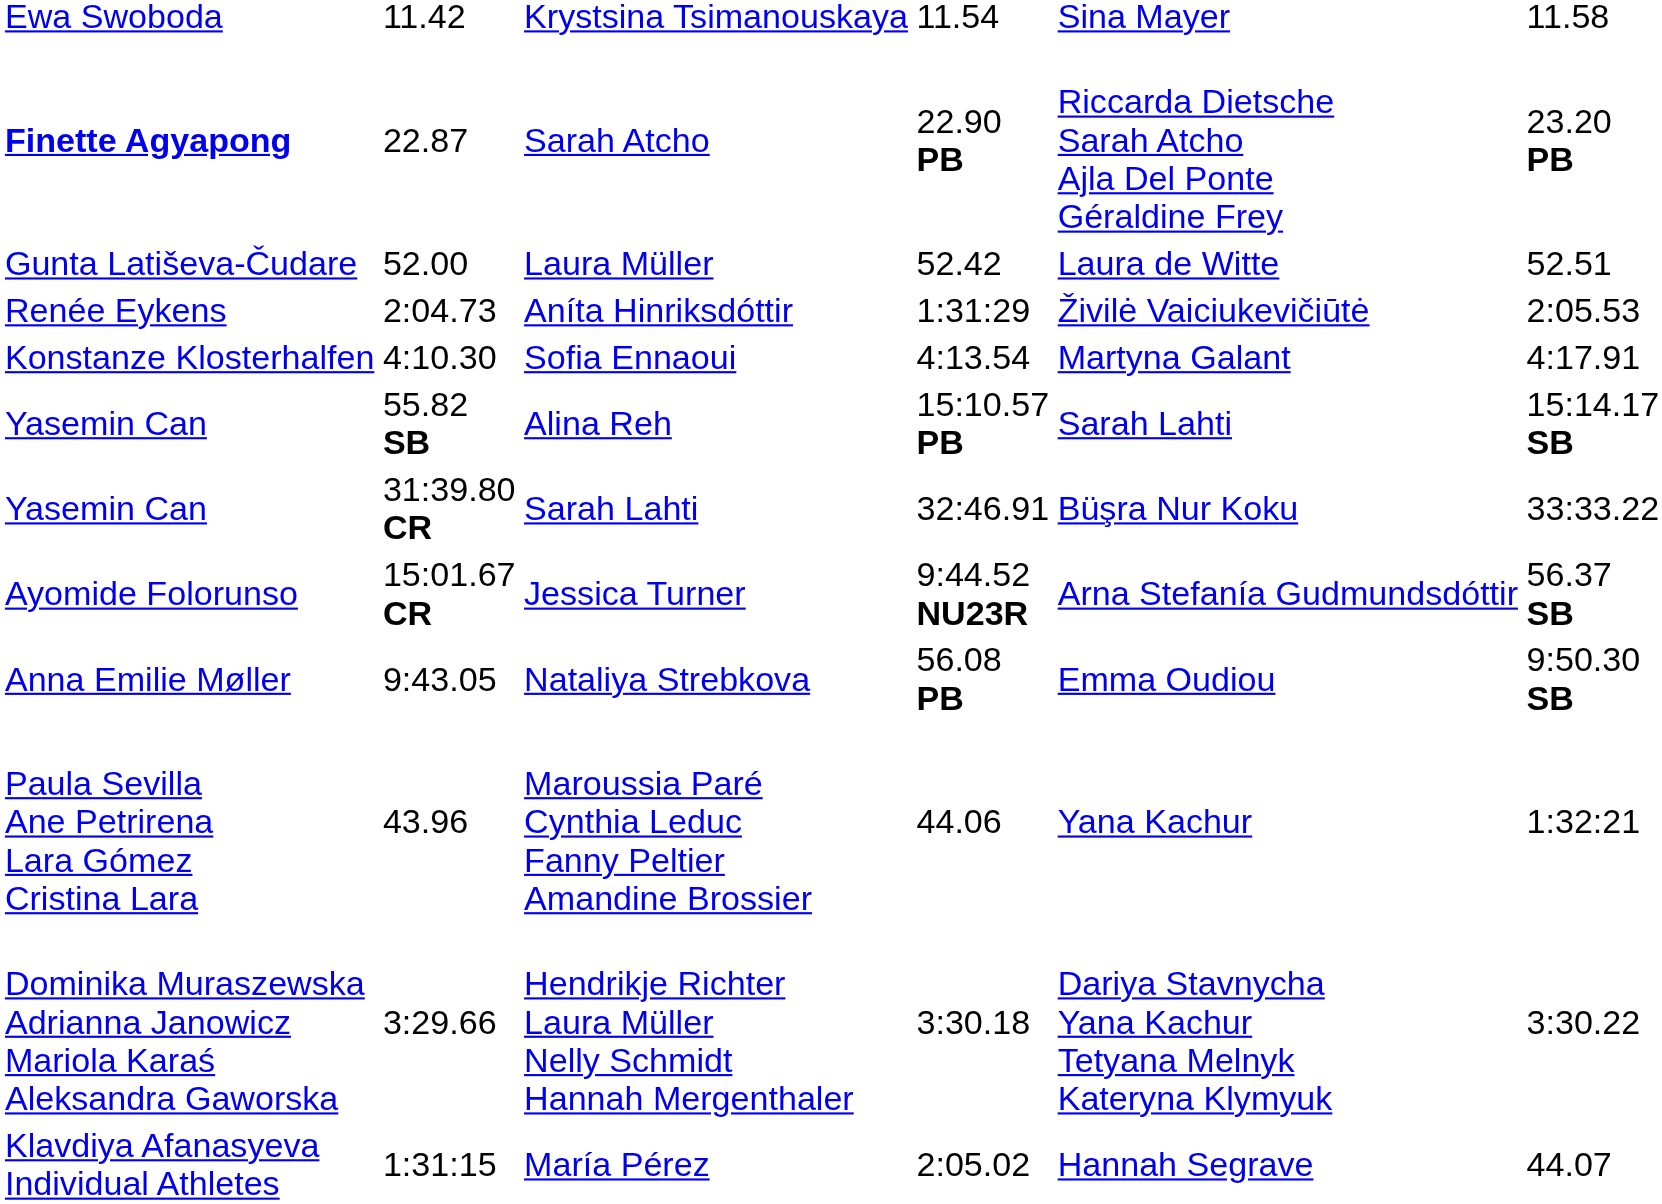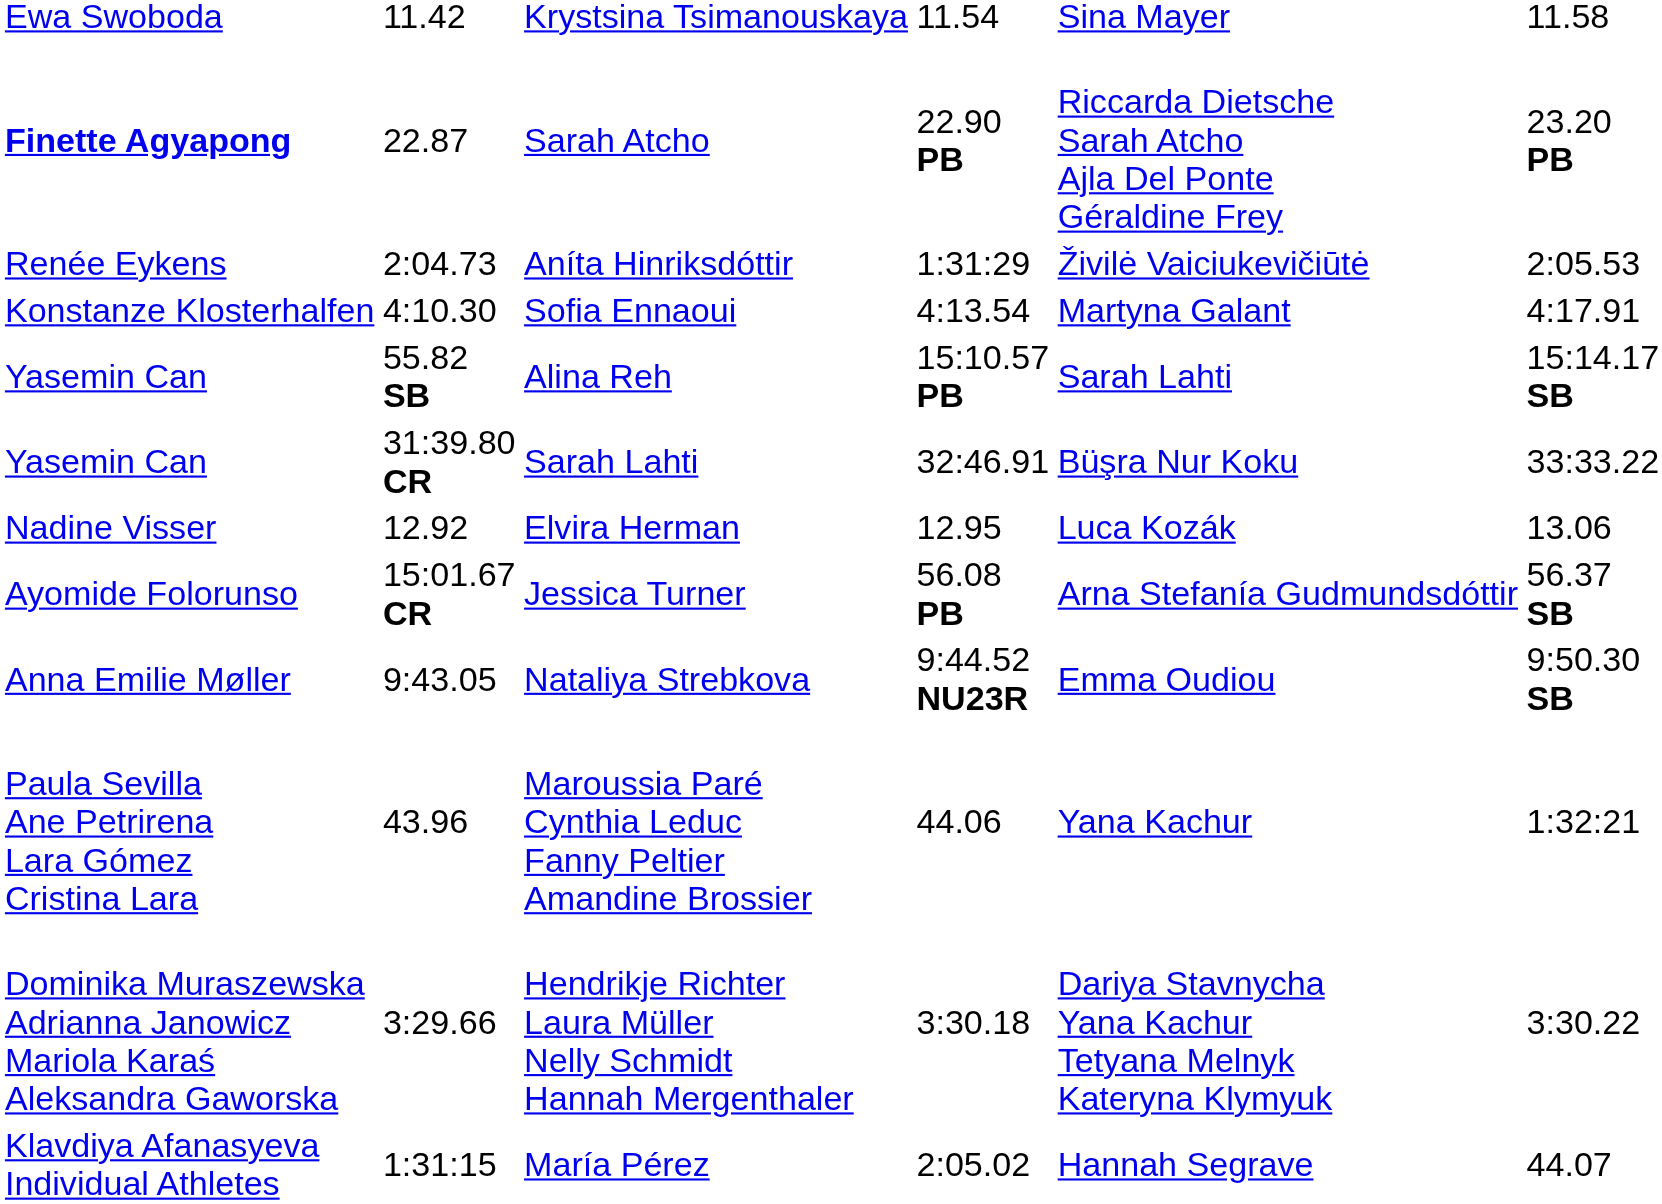- row: (619, 264)
+ row: (632, 528)
(973, 594) 9:44.52 NU23R -> (959, 594) 56.08 PB
(959, 679) 56.08 PB -> (973, 679) 9:44.52 NU23R
